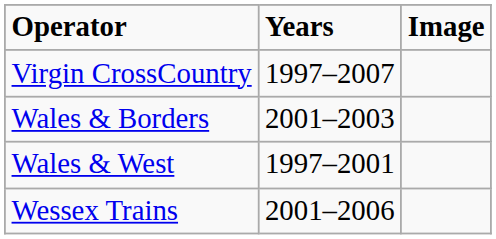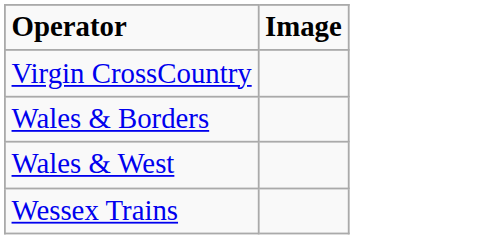- column: (299, 27)
